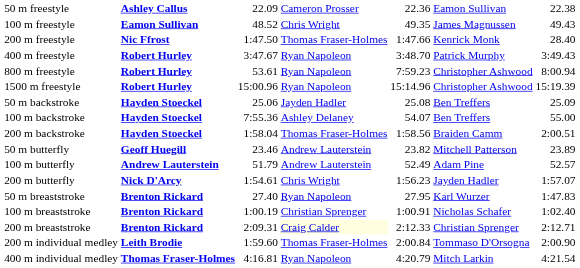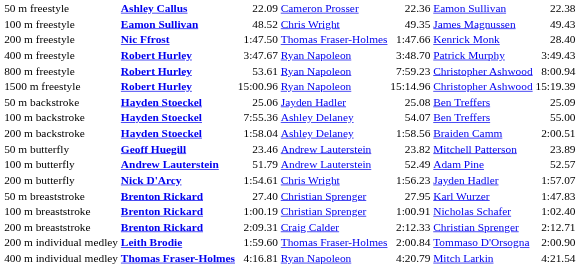(334, 133) Thomas Fraser-Holmes -> (317, 133) Ashley Delaney
(316, 196) Ryan Napoleon -> (323, 196) Christian Sprenger
(310, 227) lightyellow background -> (310, 227) no background
